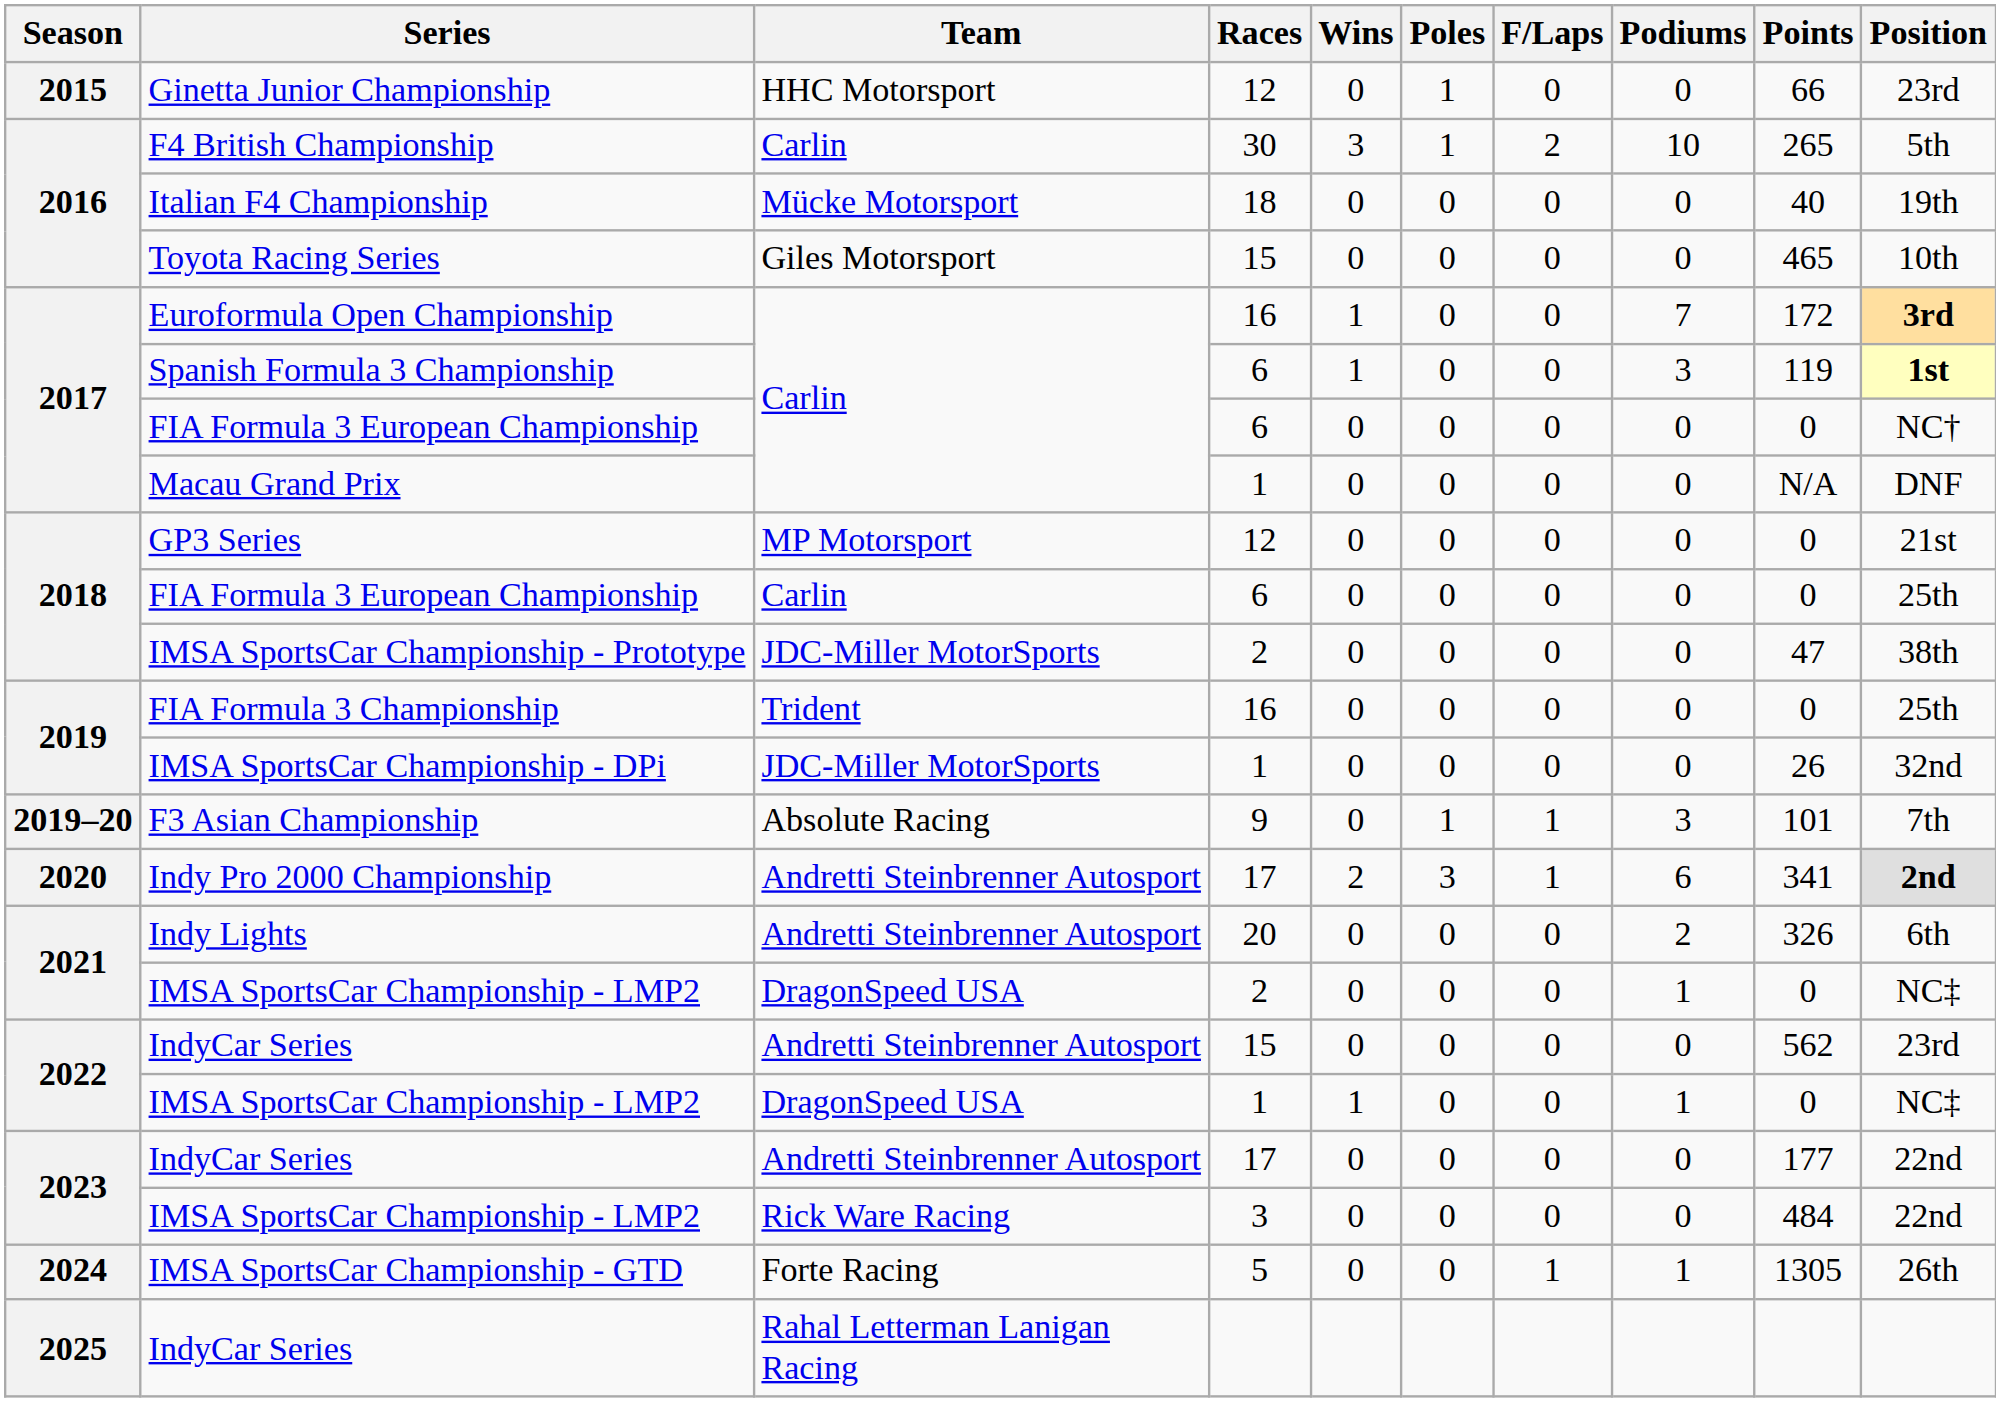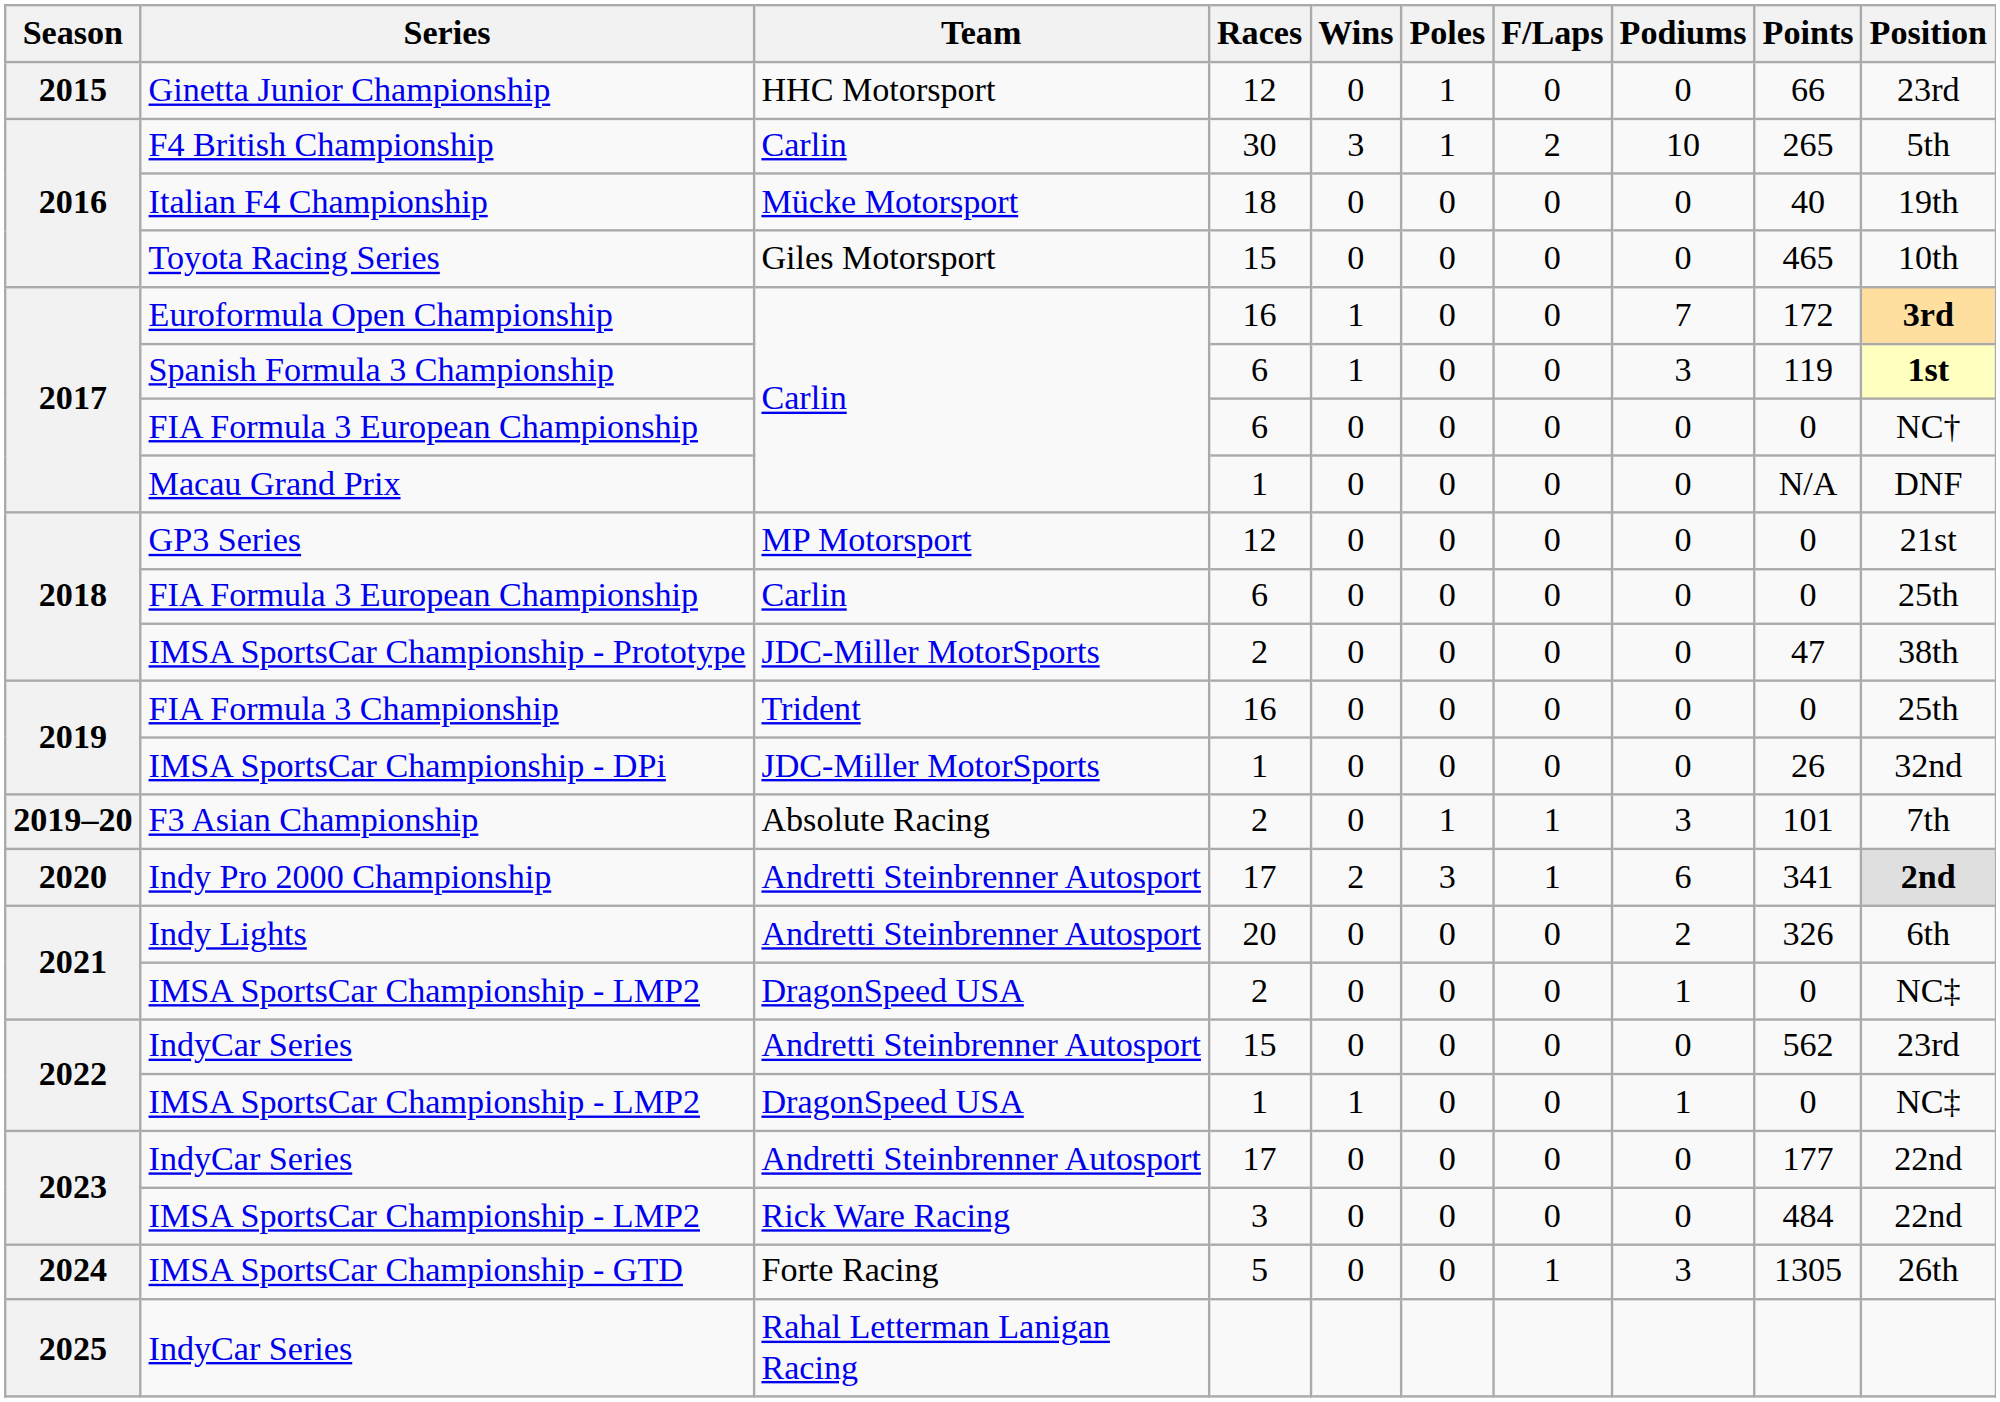(1260, 821) 9 -> (1260, 821) 2
(1683, 1271) 1 -> (1683, 1271) 3
